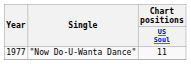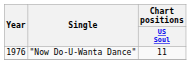(16, 53) 1977 -> (16, 53) 1976
